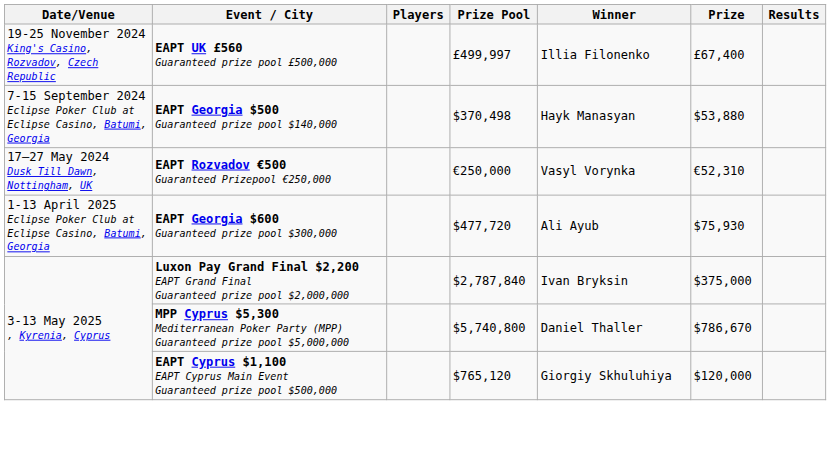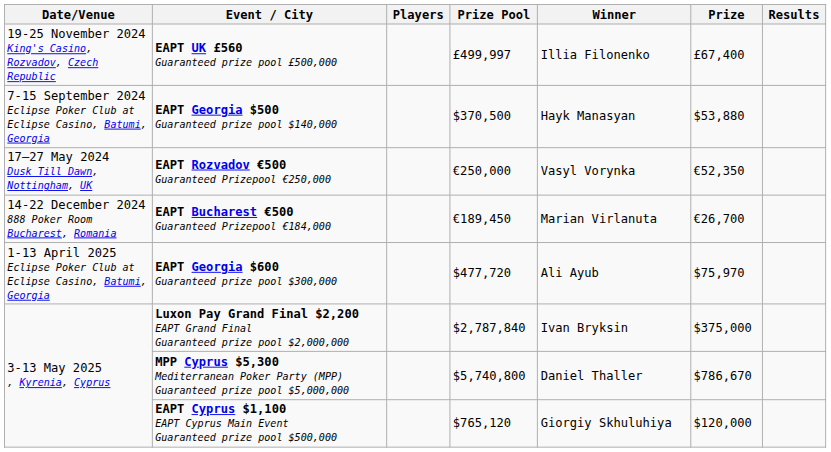(482, 117) $370,498 -> (482, 117) $370,500
(719, 171) €52,310 -> (719, 171) €52,350
+ row: (243, 219)
(719, 226) $75,930 -> (719, 273) $75,970
